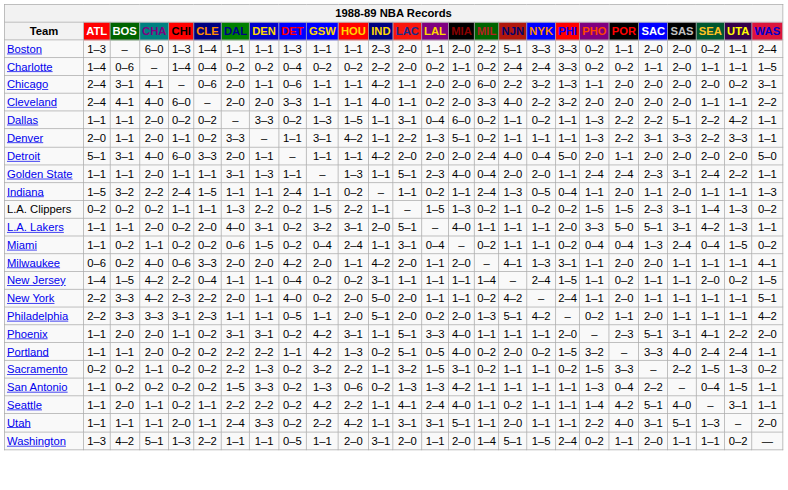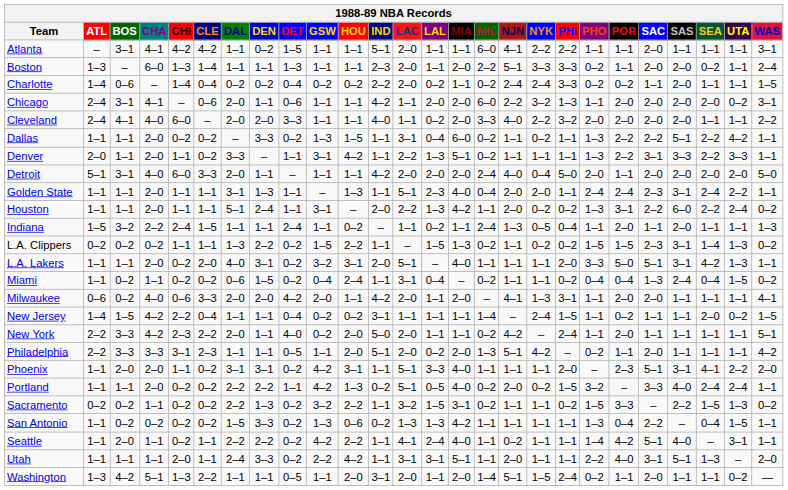+ row: (24, 49)
+ row: (28, 209)
